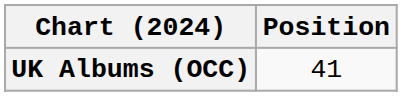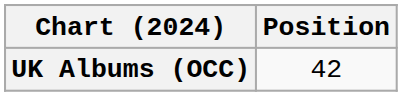(326, 70) 41 -> (326, 70) 42
